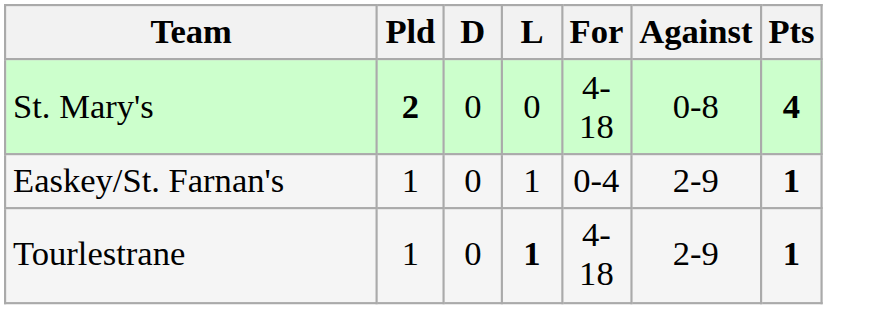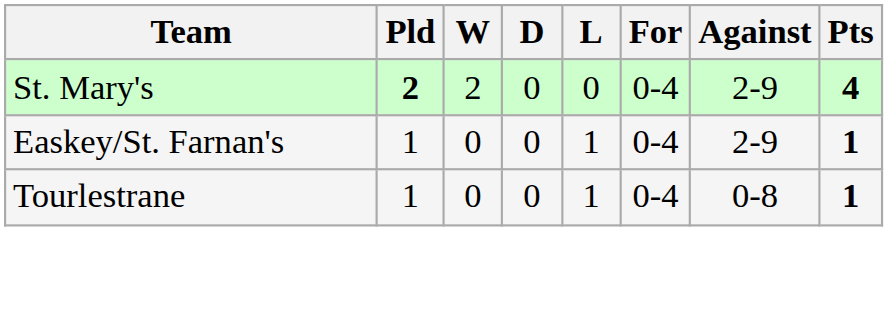+ column: (473, 31)
(596, 106) 4-18 -> (655, 86) 0-4
(696, 106) 0-8 -> (755, 86) 2-9
(532, 254) bold -> (591, 196) normal
(596, 254) 4-18 -> (655, 196) 0-4
(696, 254) 2-9 -> (755, 196) 0-8
